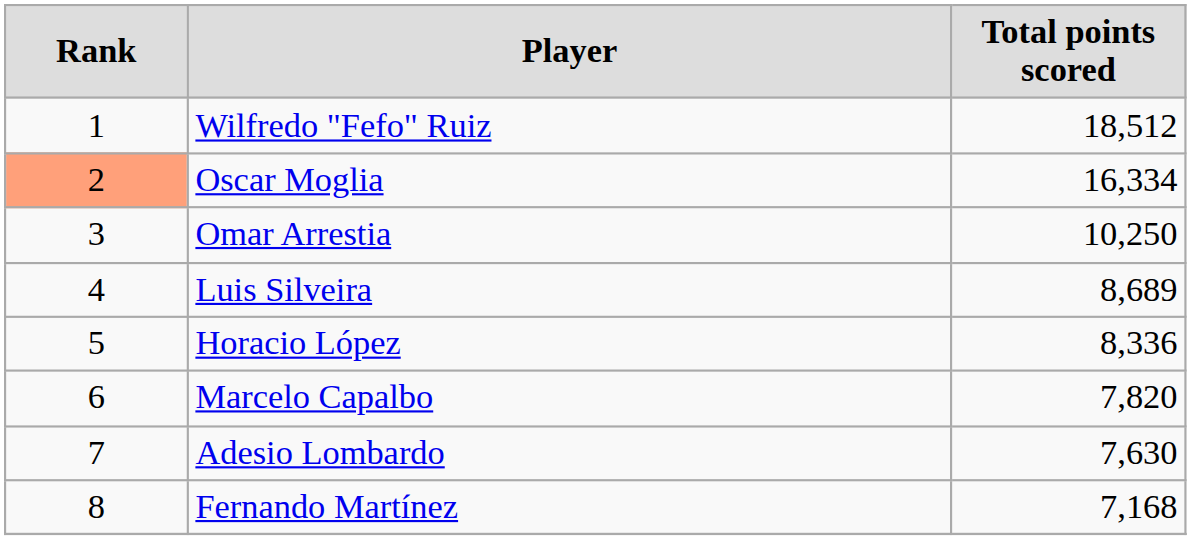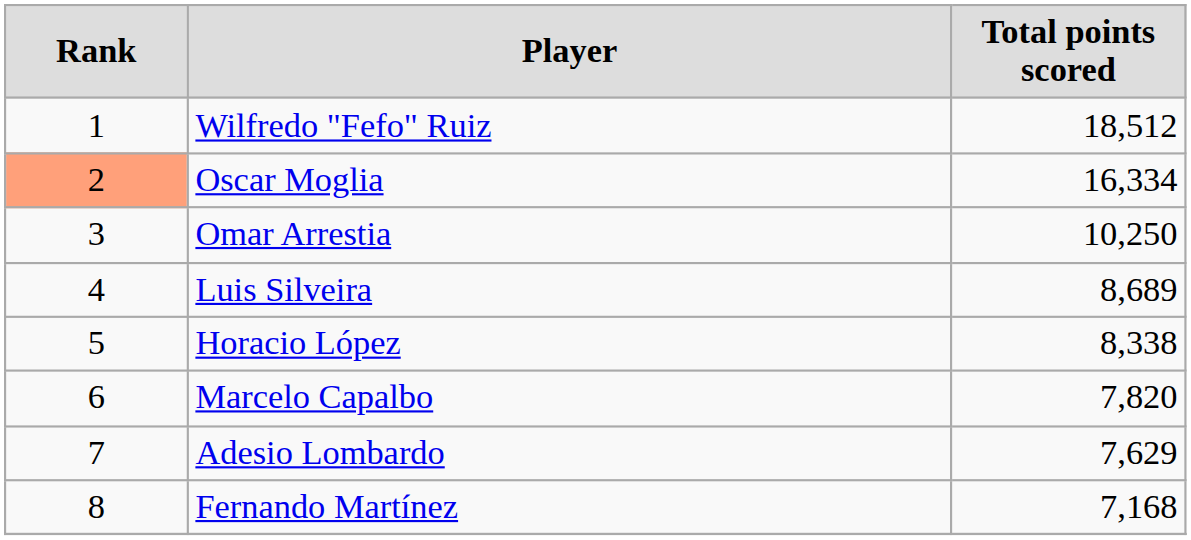(1139, 343) 8,336 -> (1139, 343) 8,338
(1139, 452) 7,630 -> (1139, 452) 7,629
